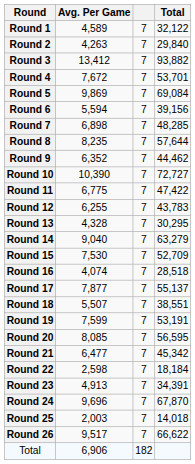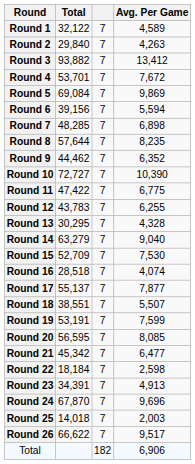columns swapped: (173, 12) <-> (94, 12)
